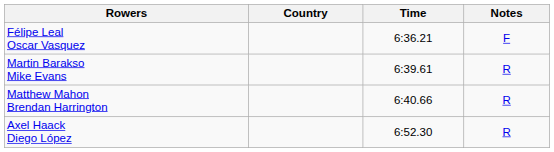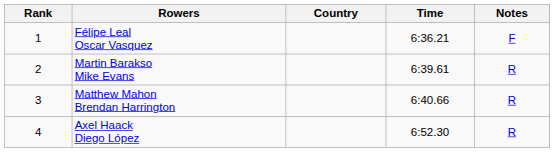+ column: (38, 13)
